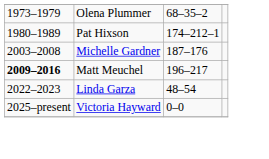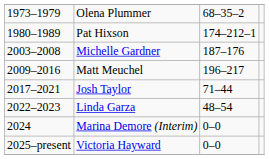(34, 70) bold -> (34, 70) normal
+ row: (104, 88)
+ row: (137, 126)
